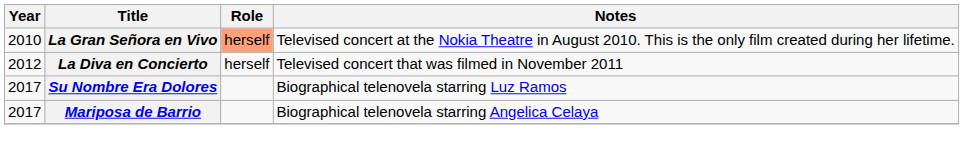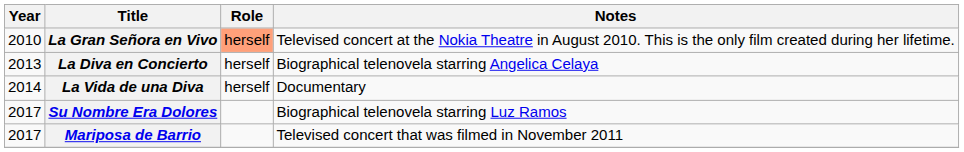(25, 64) 2012 -> (25, 64) 2013
(450, 64) Televised concert that was filmed in November 2011 -> (437, 64) Biographical telenovela starring Angelica Celaya
+ row: (133, 87)
(437, 111) Biographical telenovela starring Angelica Celaya -> (450, 135) Televised concert that was filmed in November 2011
